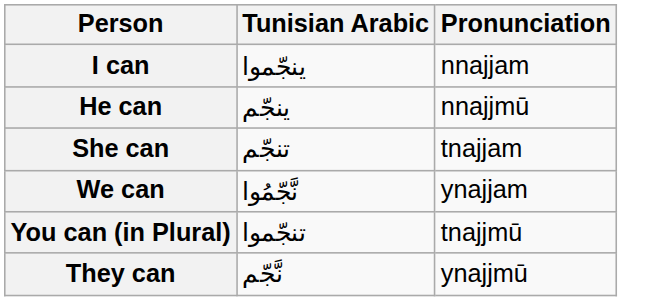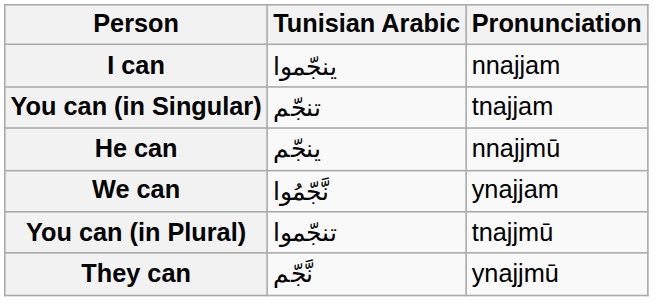+ row: (136, 107)
- row: (121, 148)
